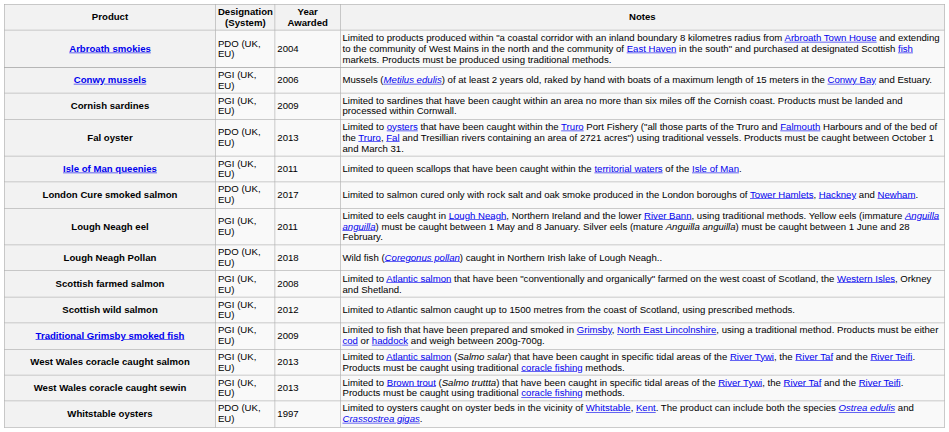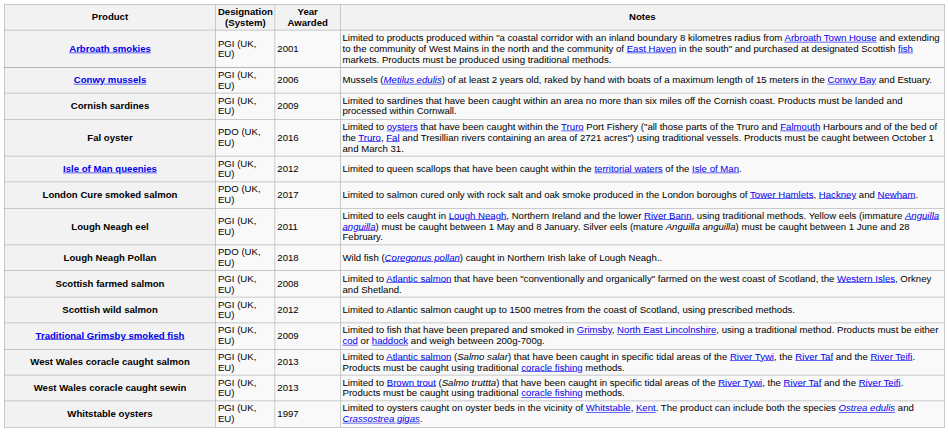(239, 48) PDO (UK, EU) -> (237, 48) PGI (UK, EU)
(288, 48) 2004 -> (288, 48) 2001
(288, 137) 2013 -> (288, 137) 2016
(288, 169) 2011 -> (288, 169) 2012
(239, 414) PDO (UK, EU) -> (237, 414) PGI (UK, EU)
